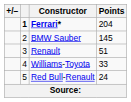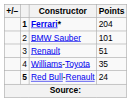(106, 37) 145 -> (106, 37) 101
(103, 64) 33 -> (103, 64) 35
(25, 77) normal -> (25, 77) bold
